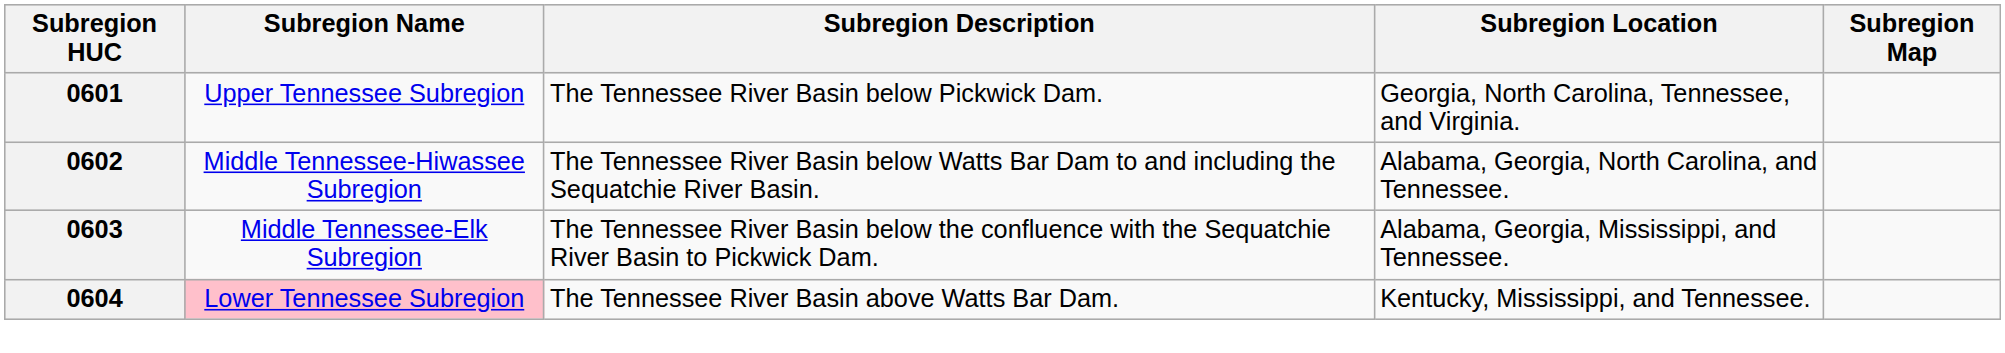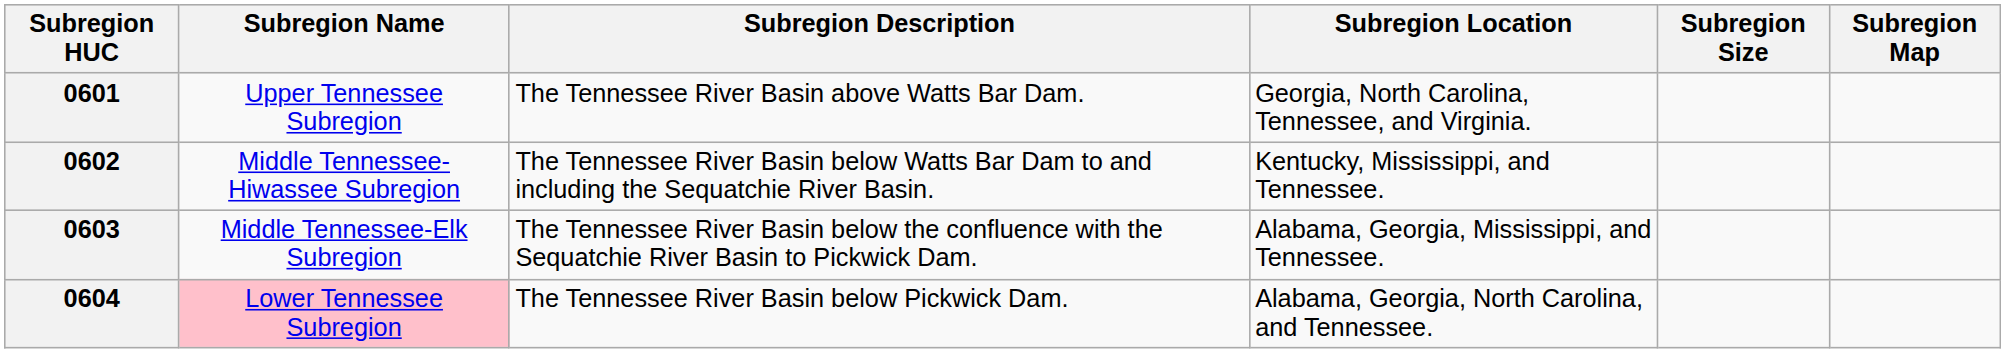+ column: (1743, 38)
(827, 93) The Tennessee River Basin below Pickwick Dam. -> (800, 93) The Tennessee River Basin above Watts Bar Dam.
(1599, 175) Alabama, Georgia, North Carolina, and Tennessee. -> (1402, 175) Kentucky, Mississippi, and Tennessee.
(835, 298) The Tennessee River Basin above Watts Bar Dam. -> (792, 298) The Tennessee River Basin below Pickwick Dam.
(1595, 298) Kentucky, Mississippi, and Tennessee. -> (1449, 312) Alabama, Georgia, North Carolina, and Tennessee.
